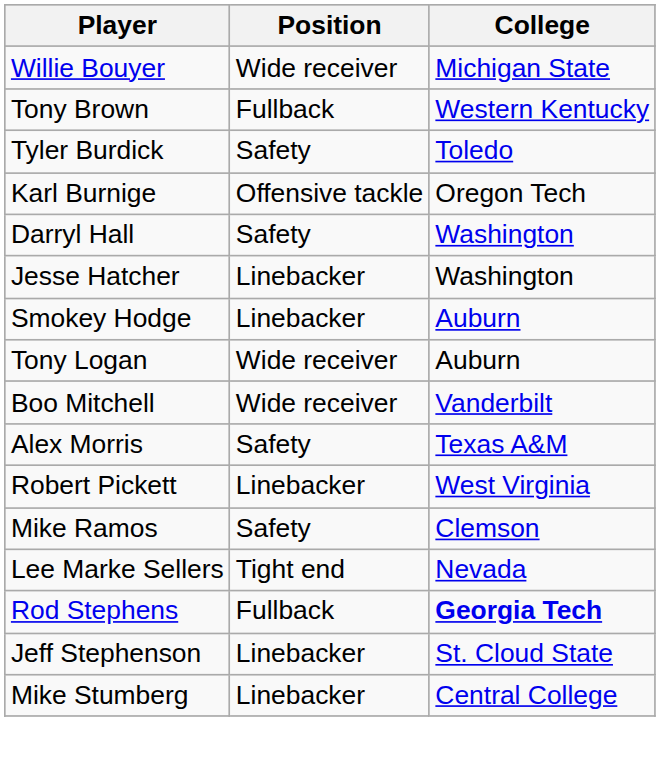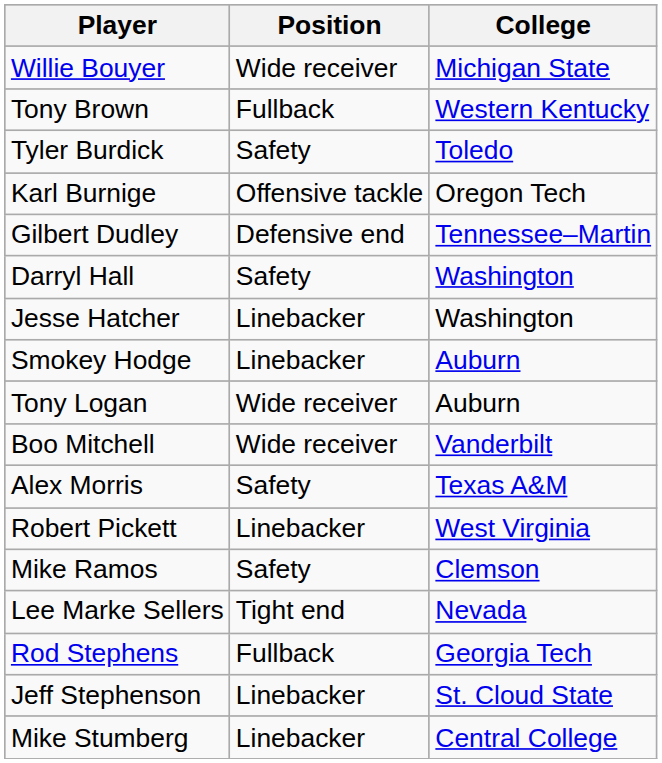+ row: (95, 234)
(519, 611) bold -> (514, 653) normal
